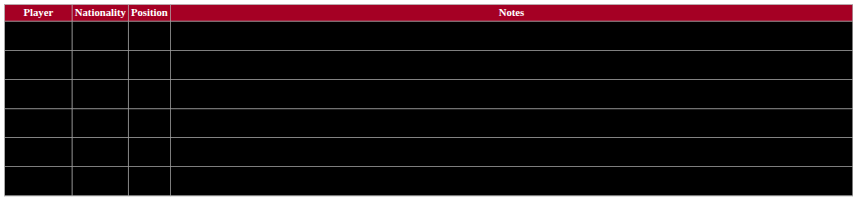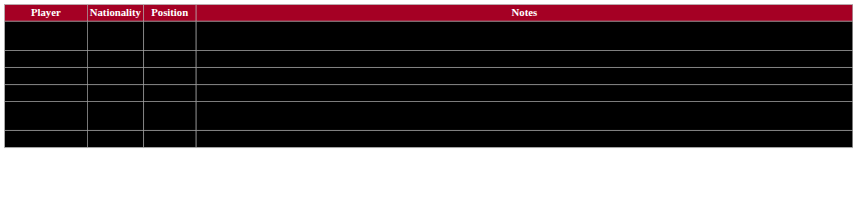(149, 36) Forward -> (170, 36) Goaltender
(149, 65) Forward -> (170, 59) Defense
- row: (38, 123)
(149, 152) Forward -> (170, 93) Defense
+ row: (46, 116)
